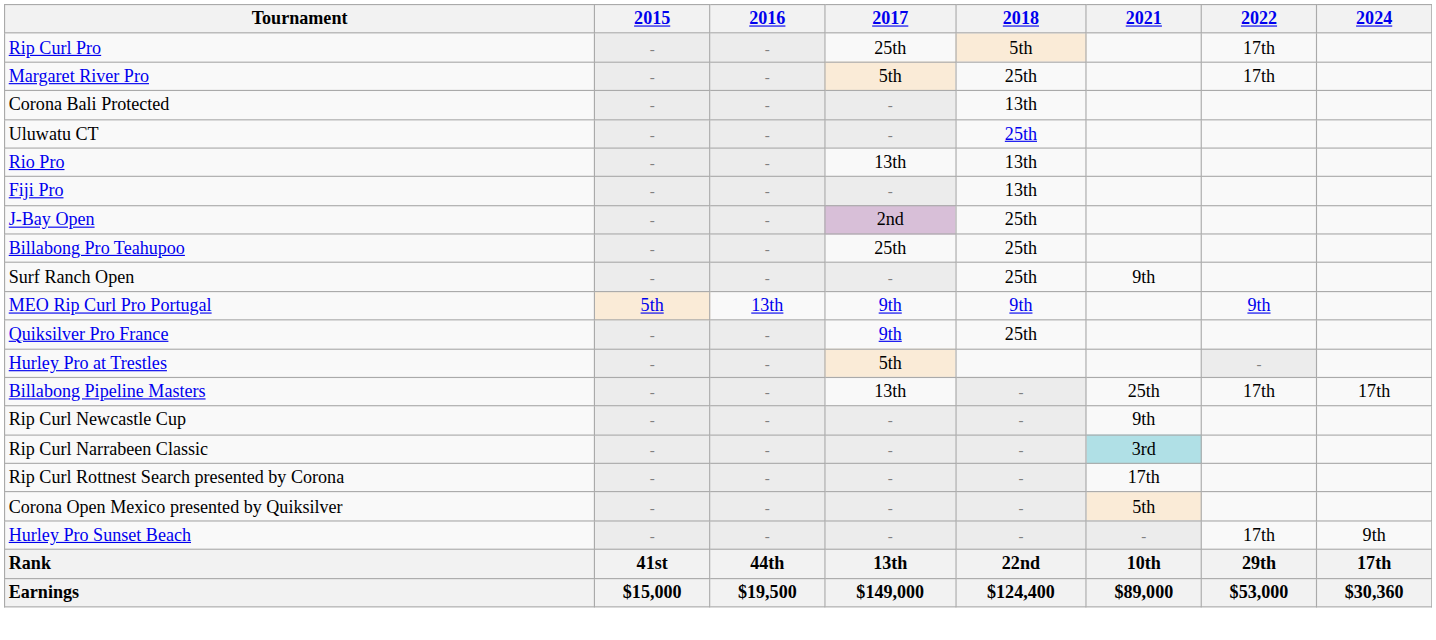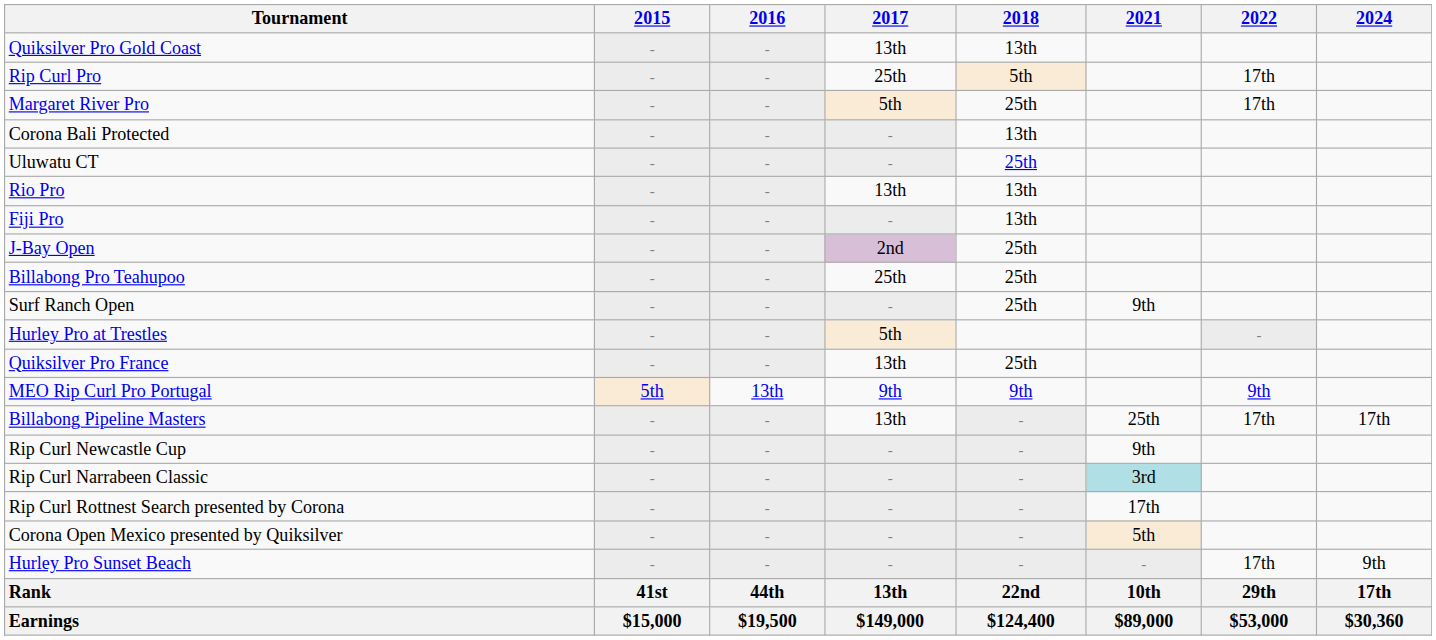+ row: (105, 47)
rows swapped: (88, 362) <-> (110, 305)
(890, 334) 9th -> (890, 362) 13th
